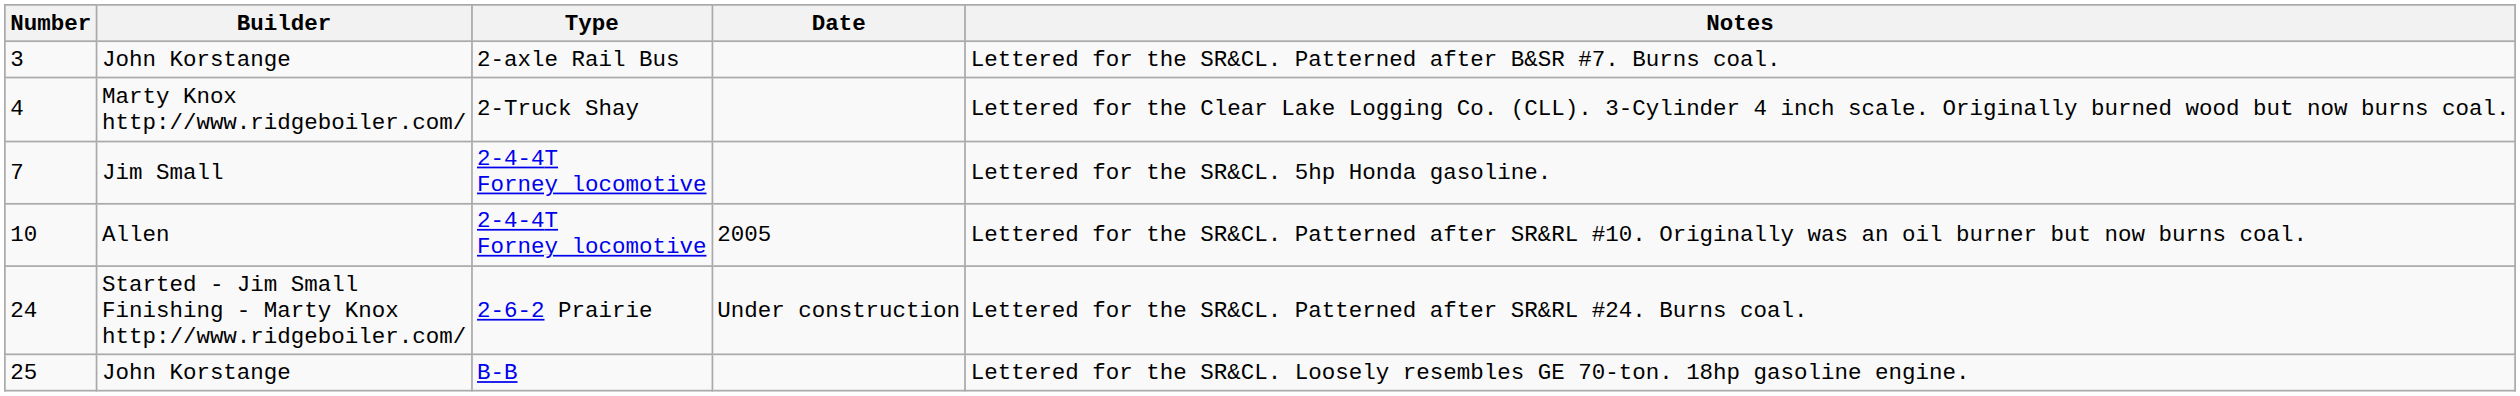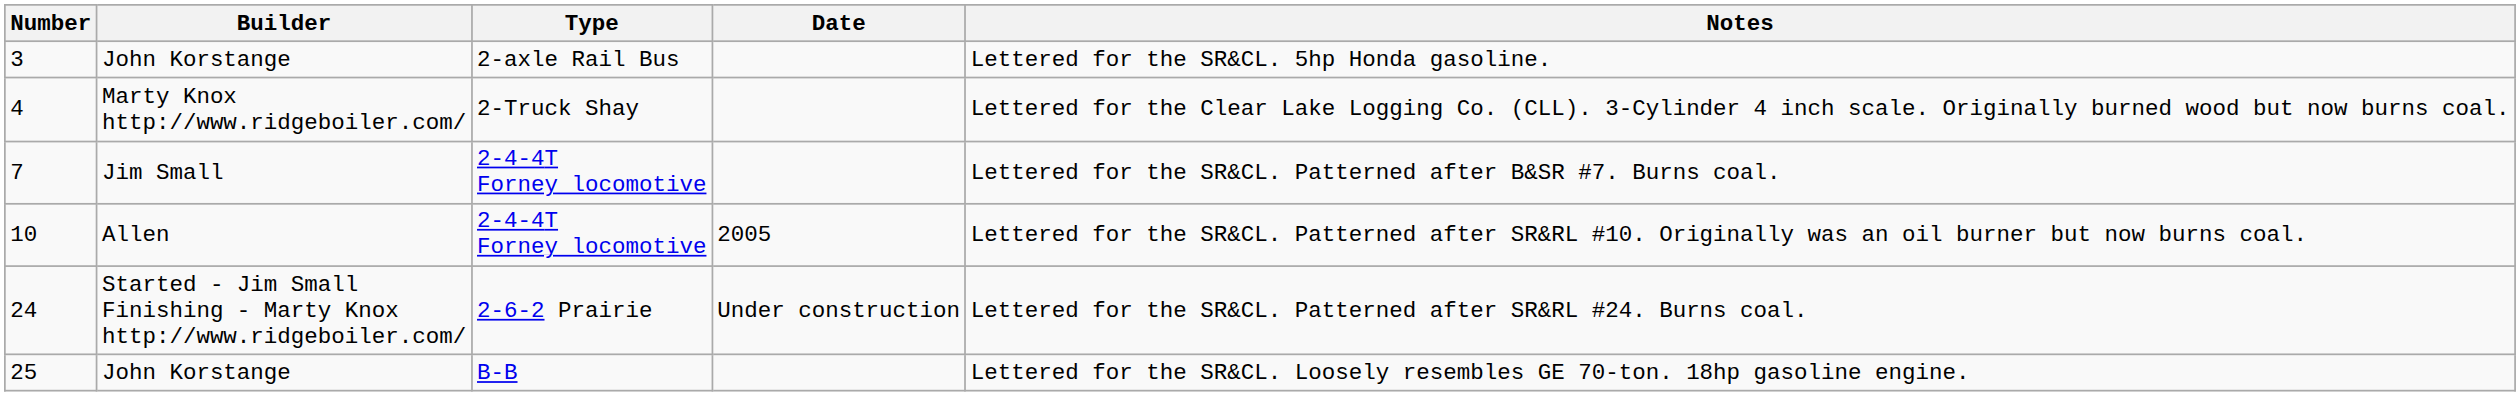(1376, 60) Lettered for the SR&CL. Patterned after B&SR #7. Burns coal. -> (1261, 60) Lettered for the SR&CL. 5hp Honda gasoline.
(1261, 172) Lettered for the SR&CL. 5hp Honda gasoline. -> (1376, 172) Lettered for the SR&CL. Patterned after B&SR #7. Burns coal.
